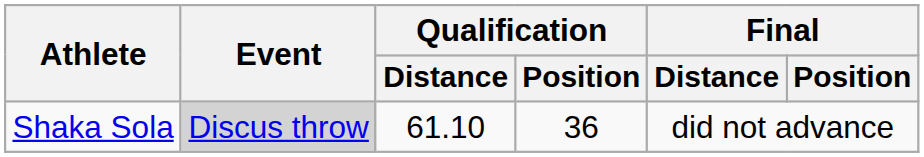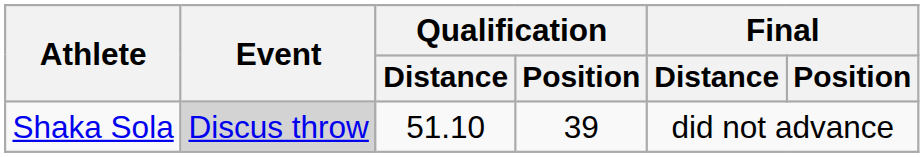(446, 127) 61.10 -> (446, 127) 51.10
(581, 127) 36 -> (581, 127) 39
